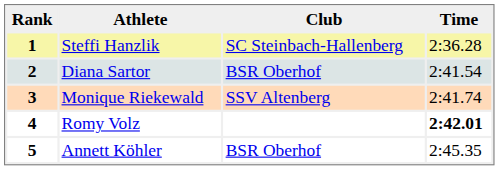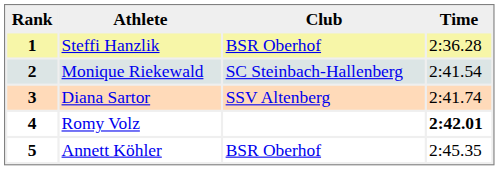(314, 45) SC Steinbach-Hallenberg -> (273, 45) BSR Oberhof
(106, 71) Diana Sartor -> (132, 71) Monique Riekewald
(273, 71) BSR Oberhof -> (314, 71) SC Steinbach-Hallenberg
(132, 97) Monique Riekewald -> (106, 97) Diana Sartor
